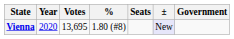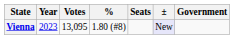(48, 26) 2020 -> (48, 26) 2023
(75, 26) 13,695 -> (75, 26) 13,095
